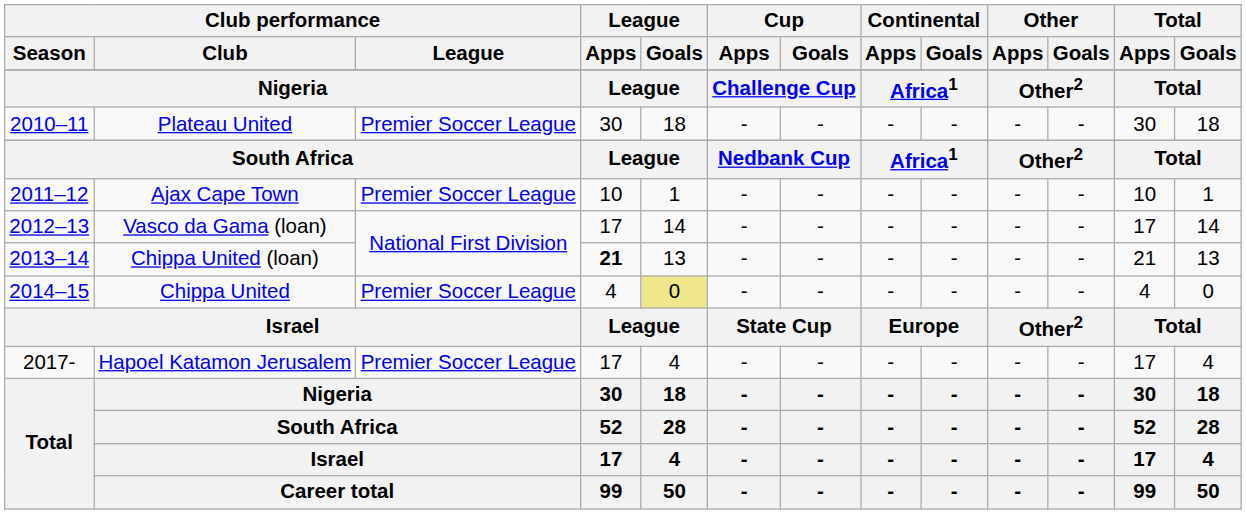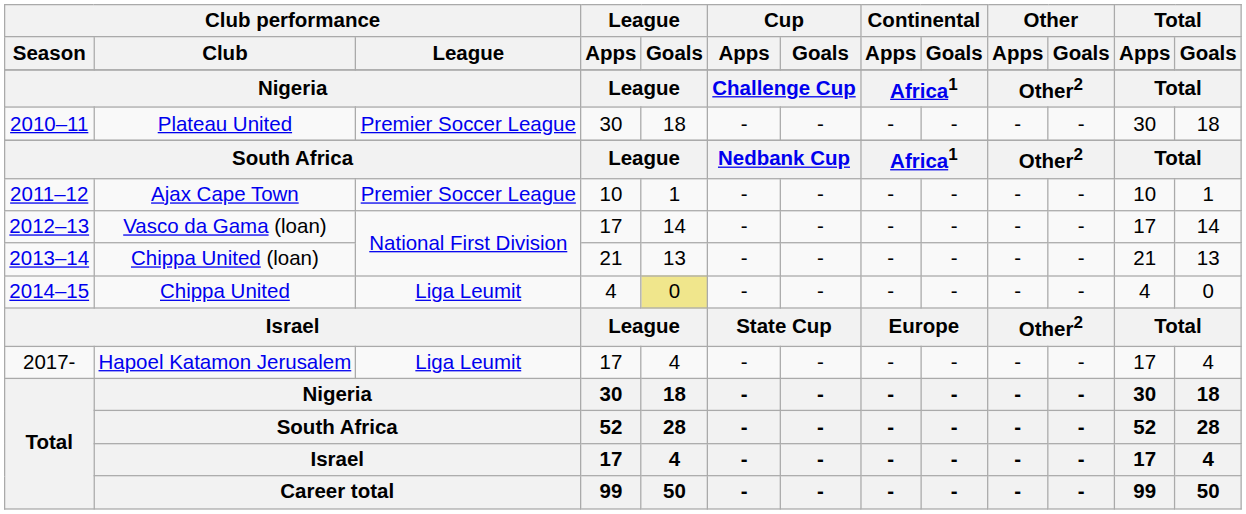(611, 259) bold -> (611, 259) normal
(468, 291) Premier Soccer League -> (468, 291) Liga Leumit
(468, 362) Premier Soccer League -> (468, 362) Liga Leumit
